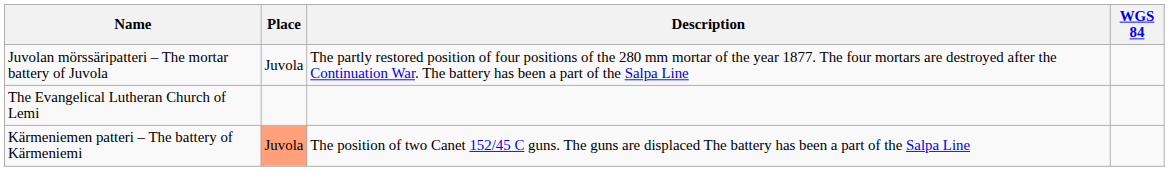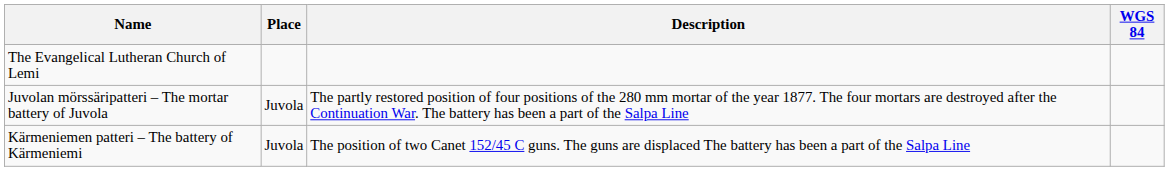rows swapped: (117, 105) <-> (118, 65)
(284, 145) lightsalmon background -> (284, 145) no background
